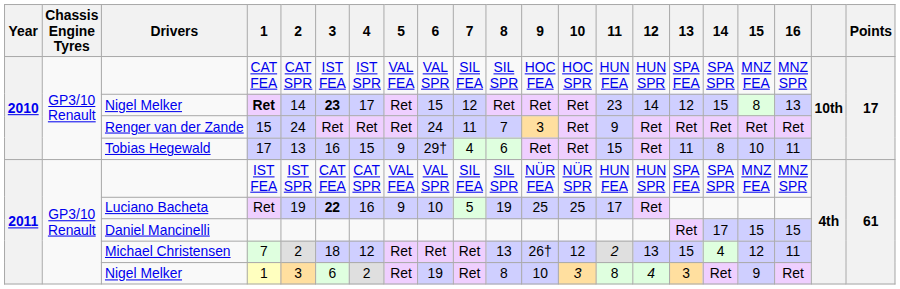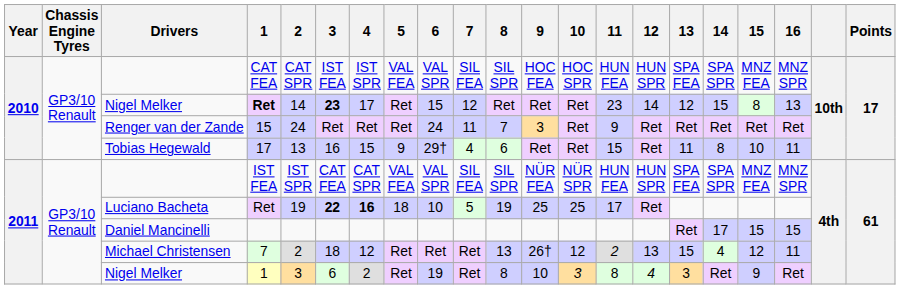(367, 207) normal -> (367, 207) bold
(401, 207) 9 -> (401, 207) 18
